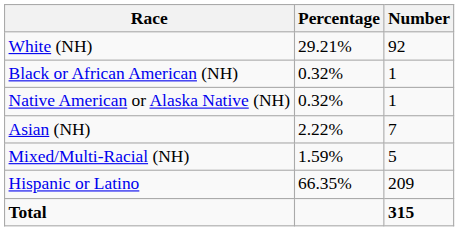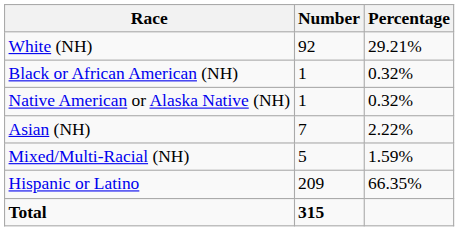columns swapped: (419, 18) <-> (339, 18)
